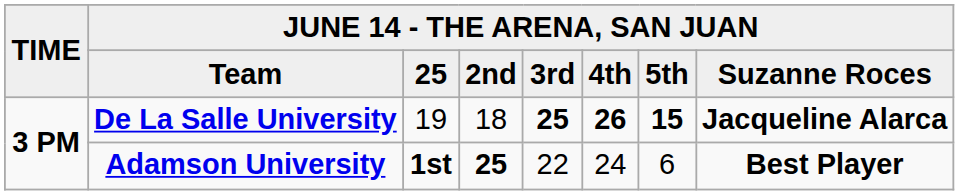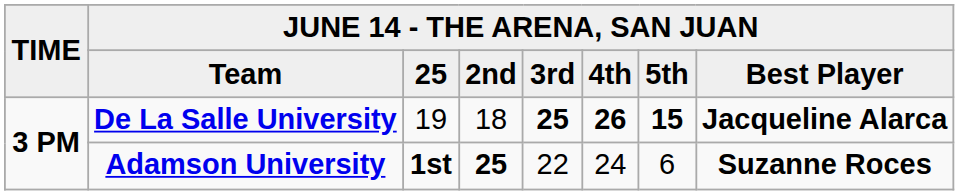(825, 73) Suzanne Roces -> (825, 73) Best Player
(825, 165) Best Player -> (825, 165) Suzanne Roces
